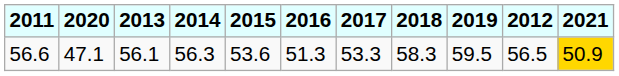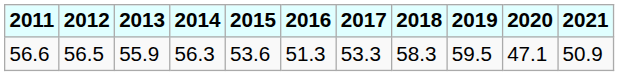columns swapped: (530, 20) <-> (87, 20)
(139, 53) 56.1 -> (139, 53) 55.9
(583, 53) gold background -> (583, 53) no background
